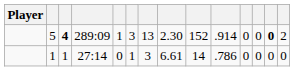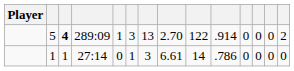(171, 35) 2.30 -> (171, 35) 2.70
(198, 35) 152 -> (198, 35) 122
(271, 35) bold -> (271, 35) normal
